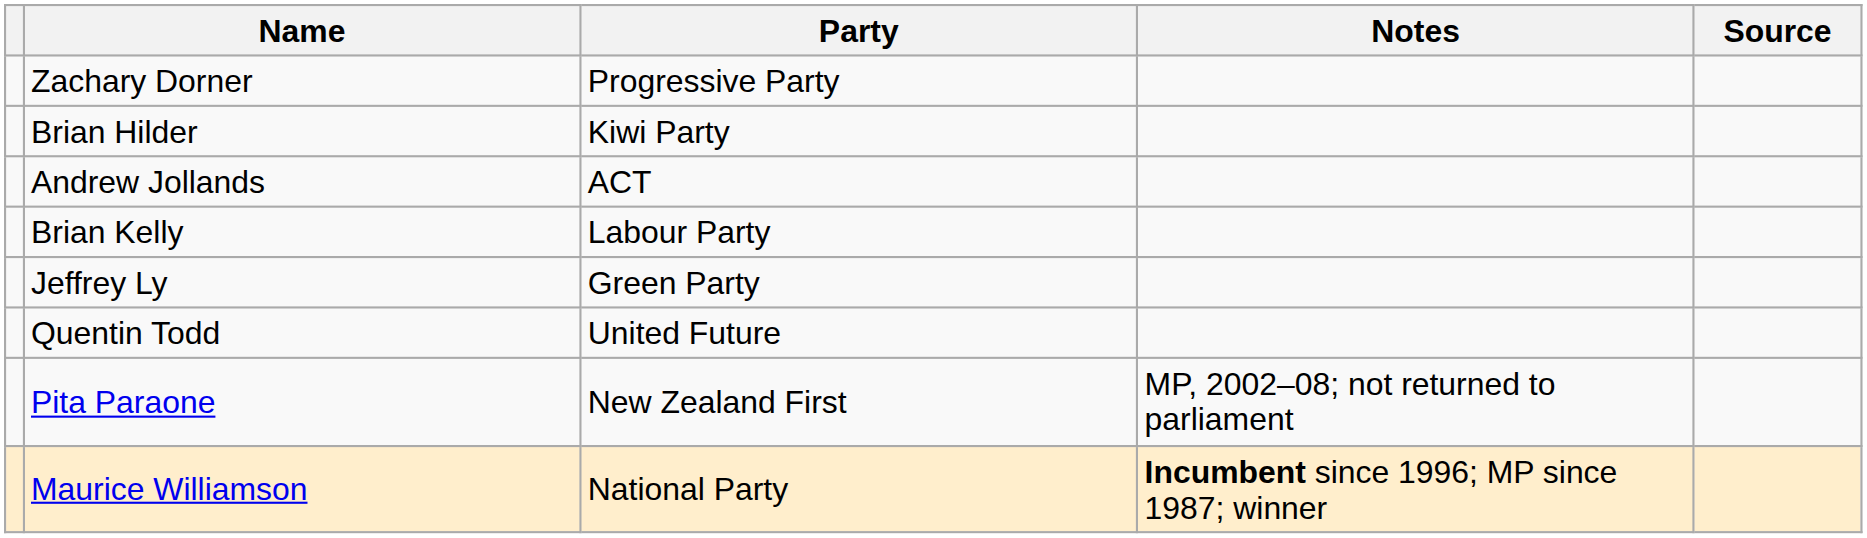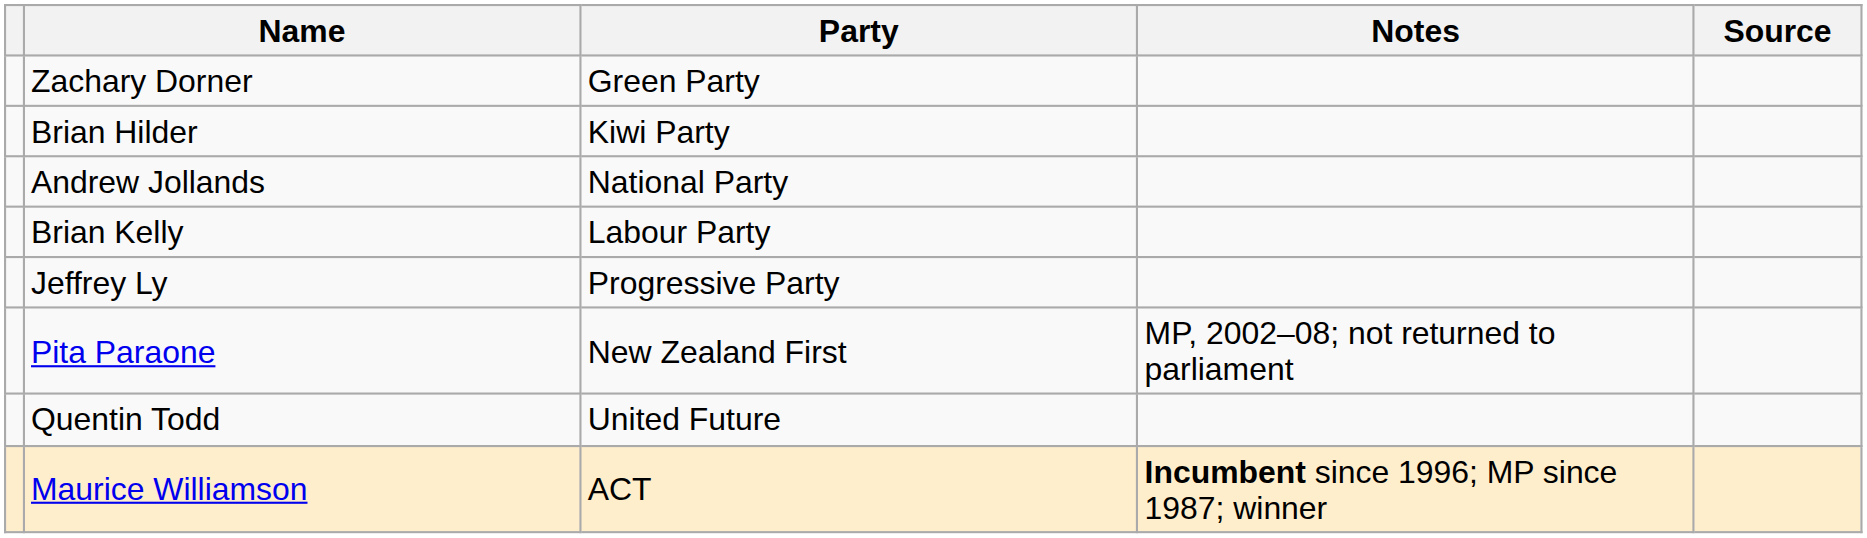(714, 81) Progressive Party -> (674, 81) Green Party
(620, 182) ACT -> (688, 182) National Party
(674, 283) Green Party -> (714, 283) Progressive Party
rows swapped: (123, 402) <-> (126, 334)
(688, 488) National Party -> (620, 488) ACT
